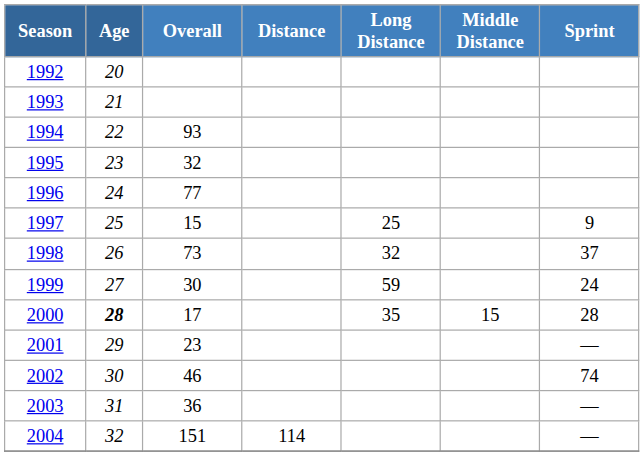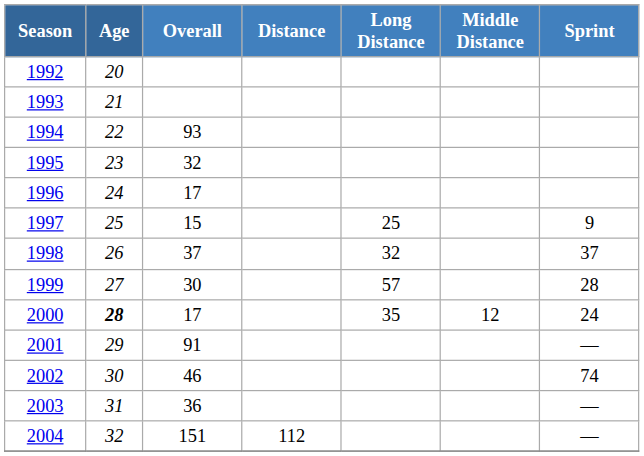(192, 193) 77 -> (192, 193) 17
(192, 253) 73 -> (192, 253) 37
(391, 284) 59 -> (391, 284) 57
(590, 284) 24 -> (590, 284) 28
(490, 314) 15 -> (490, 314) 12
(590, 314) 28 -> (590, 314) 24
(192, 344) 23 -> (192, 344) 91
(292, 435) 114 -> (292, 435) 112
